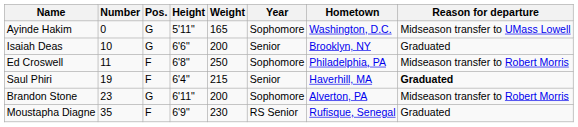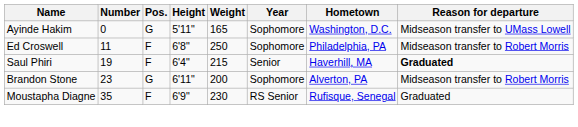- row: (35, 46)
